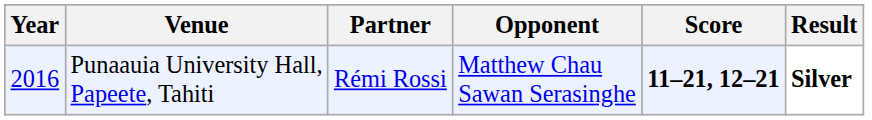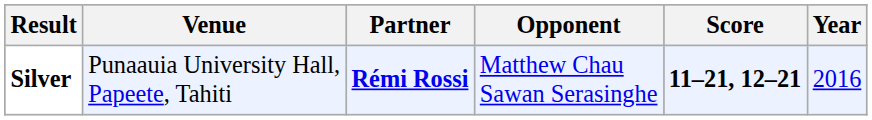columns swapped: (35, 24) <-> (824, 24)
(390, 79) normal -> (410, 79) bold
